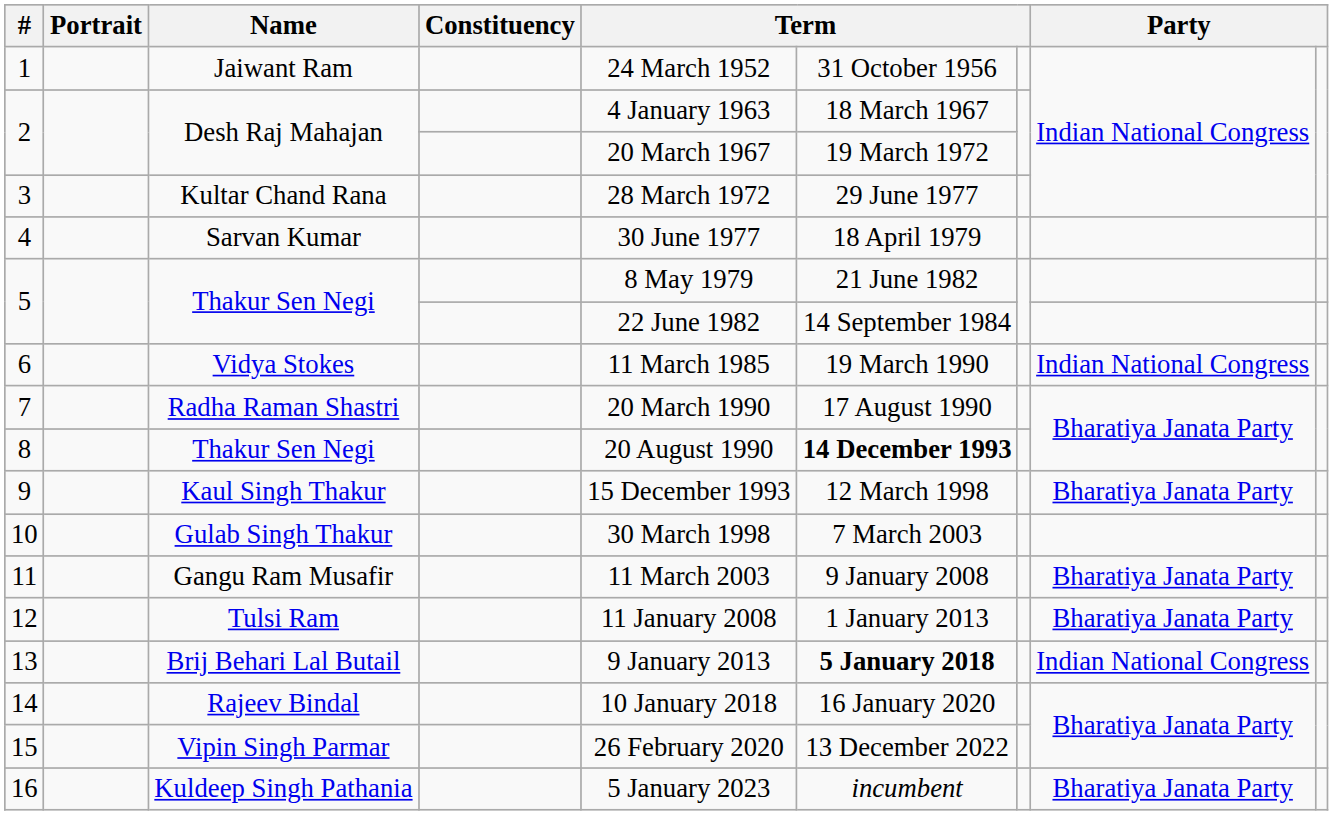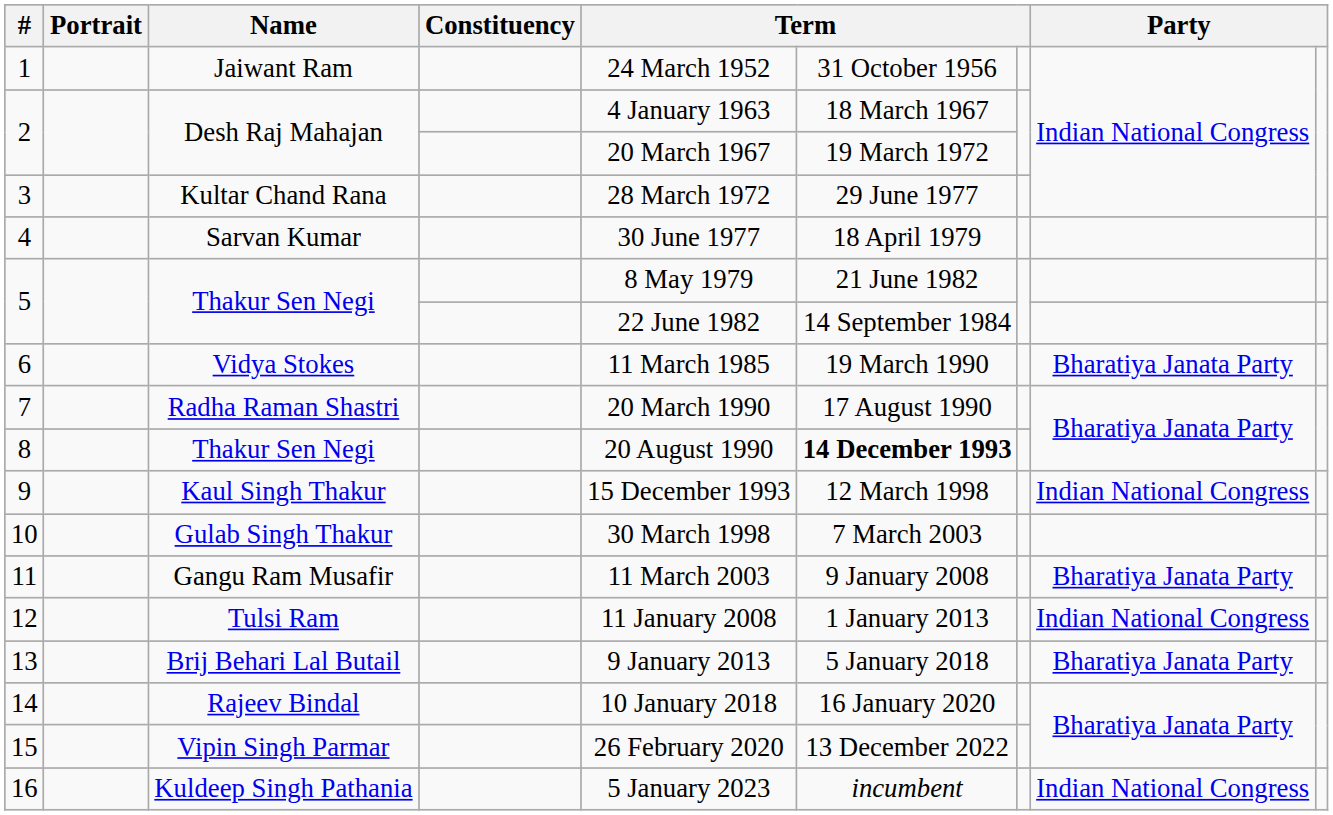(1173, 364) Indian National Congress -> (1173, 364) Bharatiya Janata Party
(1173, 491) Bharatiya Janata Party -> (1173, 491) Indian National Congress
(1173, 618) Bharatiya Janata Party -> (1173, 618) Indian National Congress
(907, 661) bold -> (907, 661) normal
(1173, 661) Indian National Congress -> (1173, 661) Bharatiya Janata Party
(1173, 788) Bharatiya Janata Party -> (1173, 788) Indian National Congress
